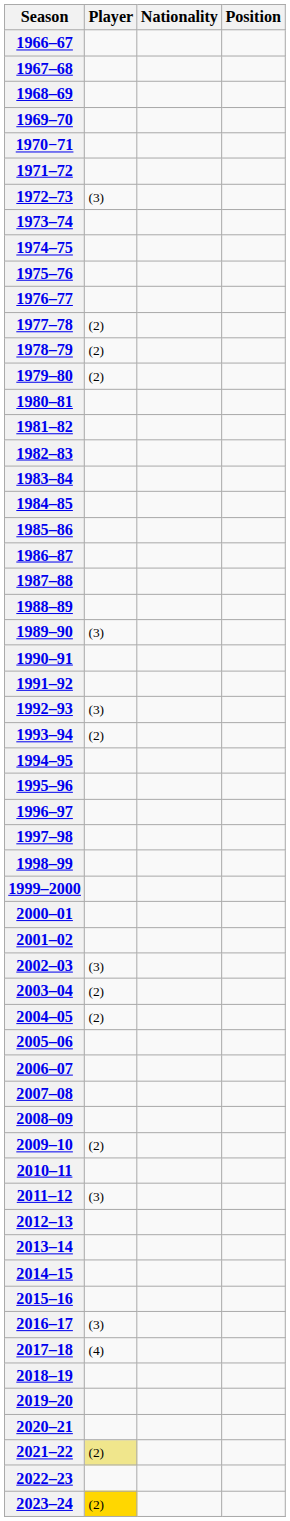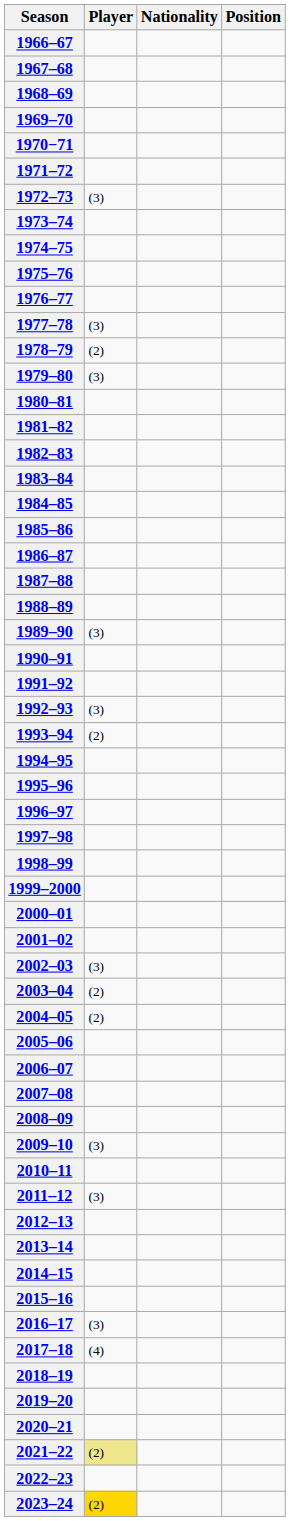(96, 325) (2) -> (96, 325) (3)
(96, 377) (2) -> (96, 377) (3)
(96, 1145) (2) -> (96, 1145) (3)
